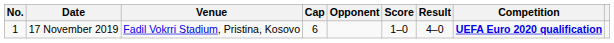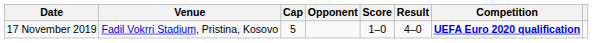- column: (15, 12)
(315, 29) 6 -> (293, 29) 5
